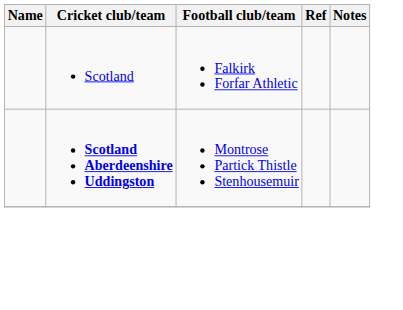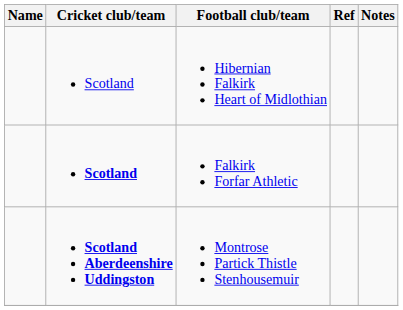+ row: (253, 84)
(111, 76) normal -> (111, 174) bold
